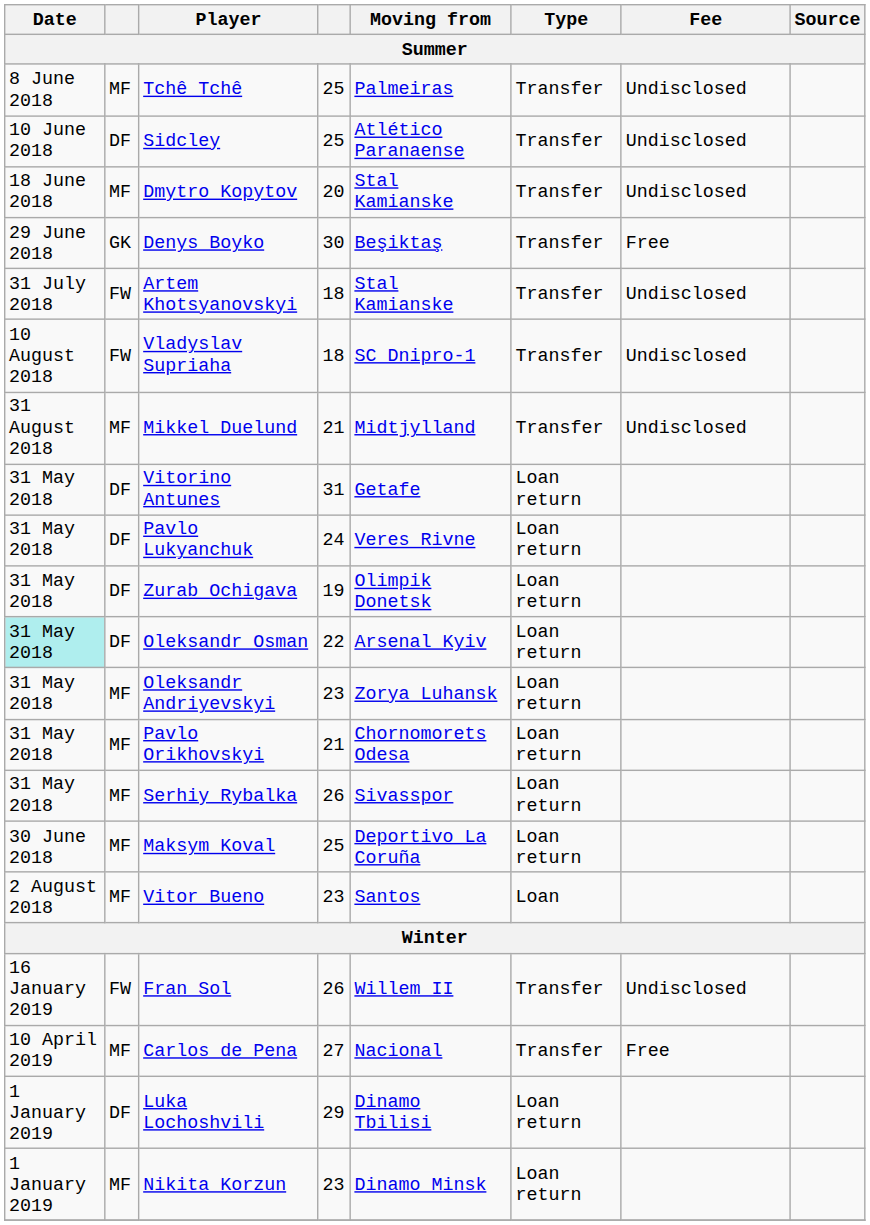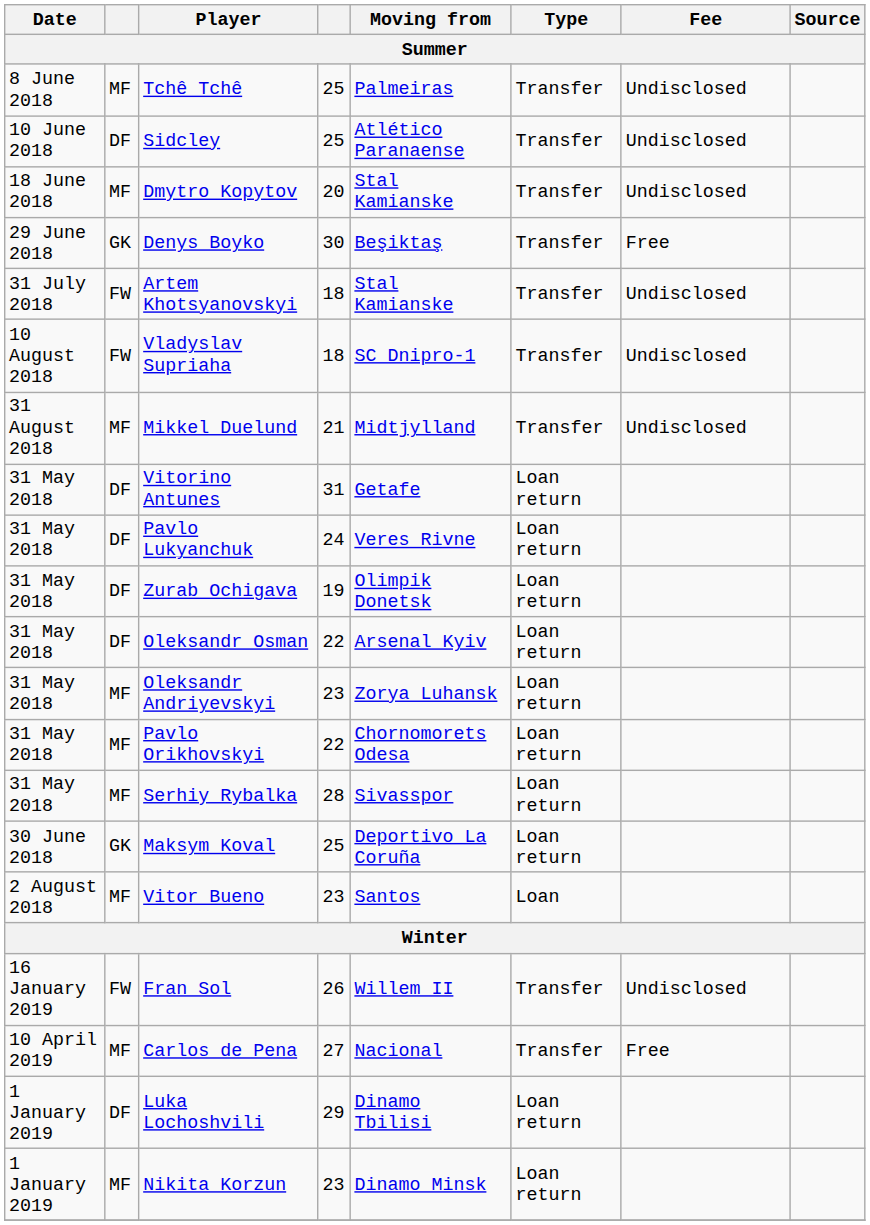(42, 643) paleturquoise background -> (42, 643) no background
(334, 745) 21 -> (334, 745) 22
(334, 796) 26 -> (334, 796) 28
(120, 847) MF -> (120, 847) GK
